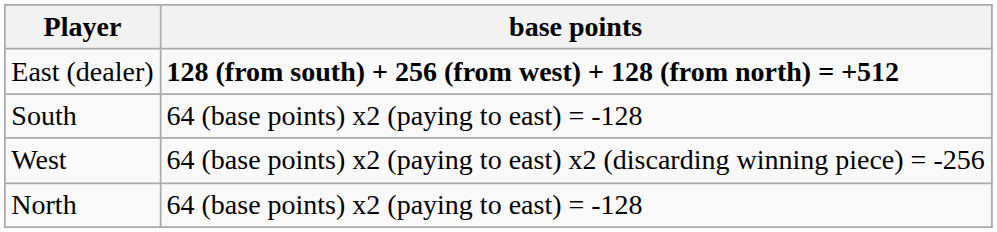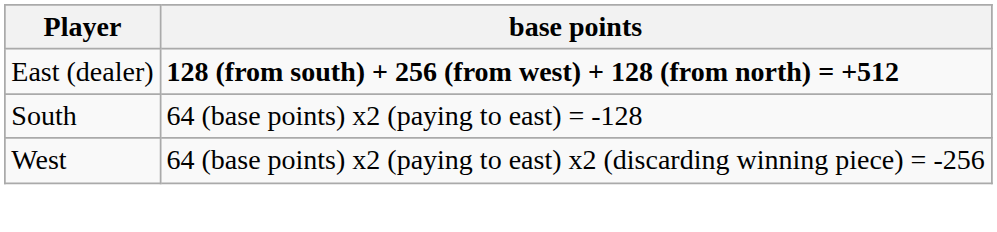- row: (44, 204)
